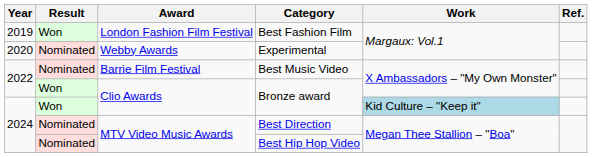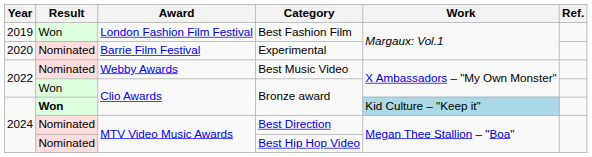(139, 50) Webby Awards -> (150, 50) Barrie Film Festival
(150, 69) Barrie Film Festival -> (139, 69) Webby Awards
(50, 106) normal -> (51, 106) bold
